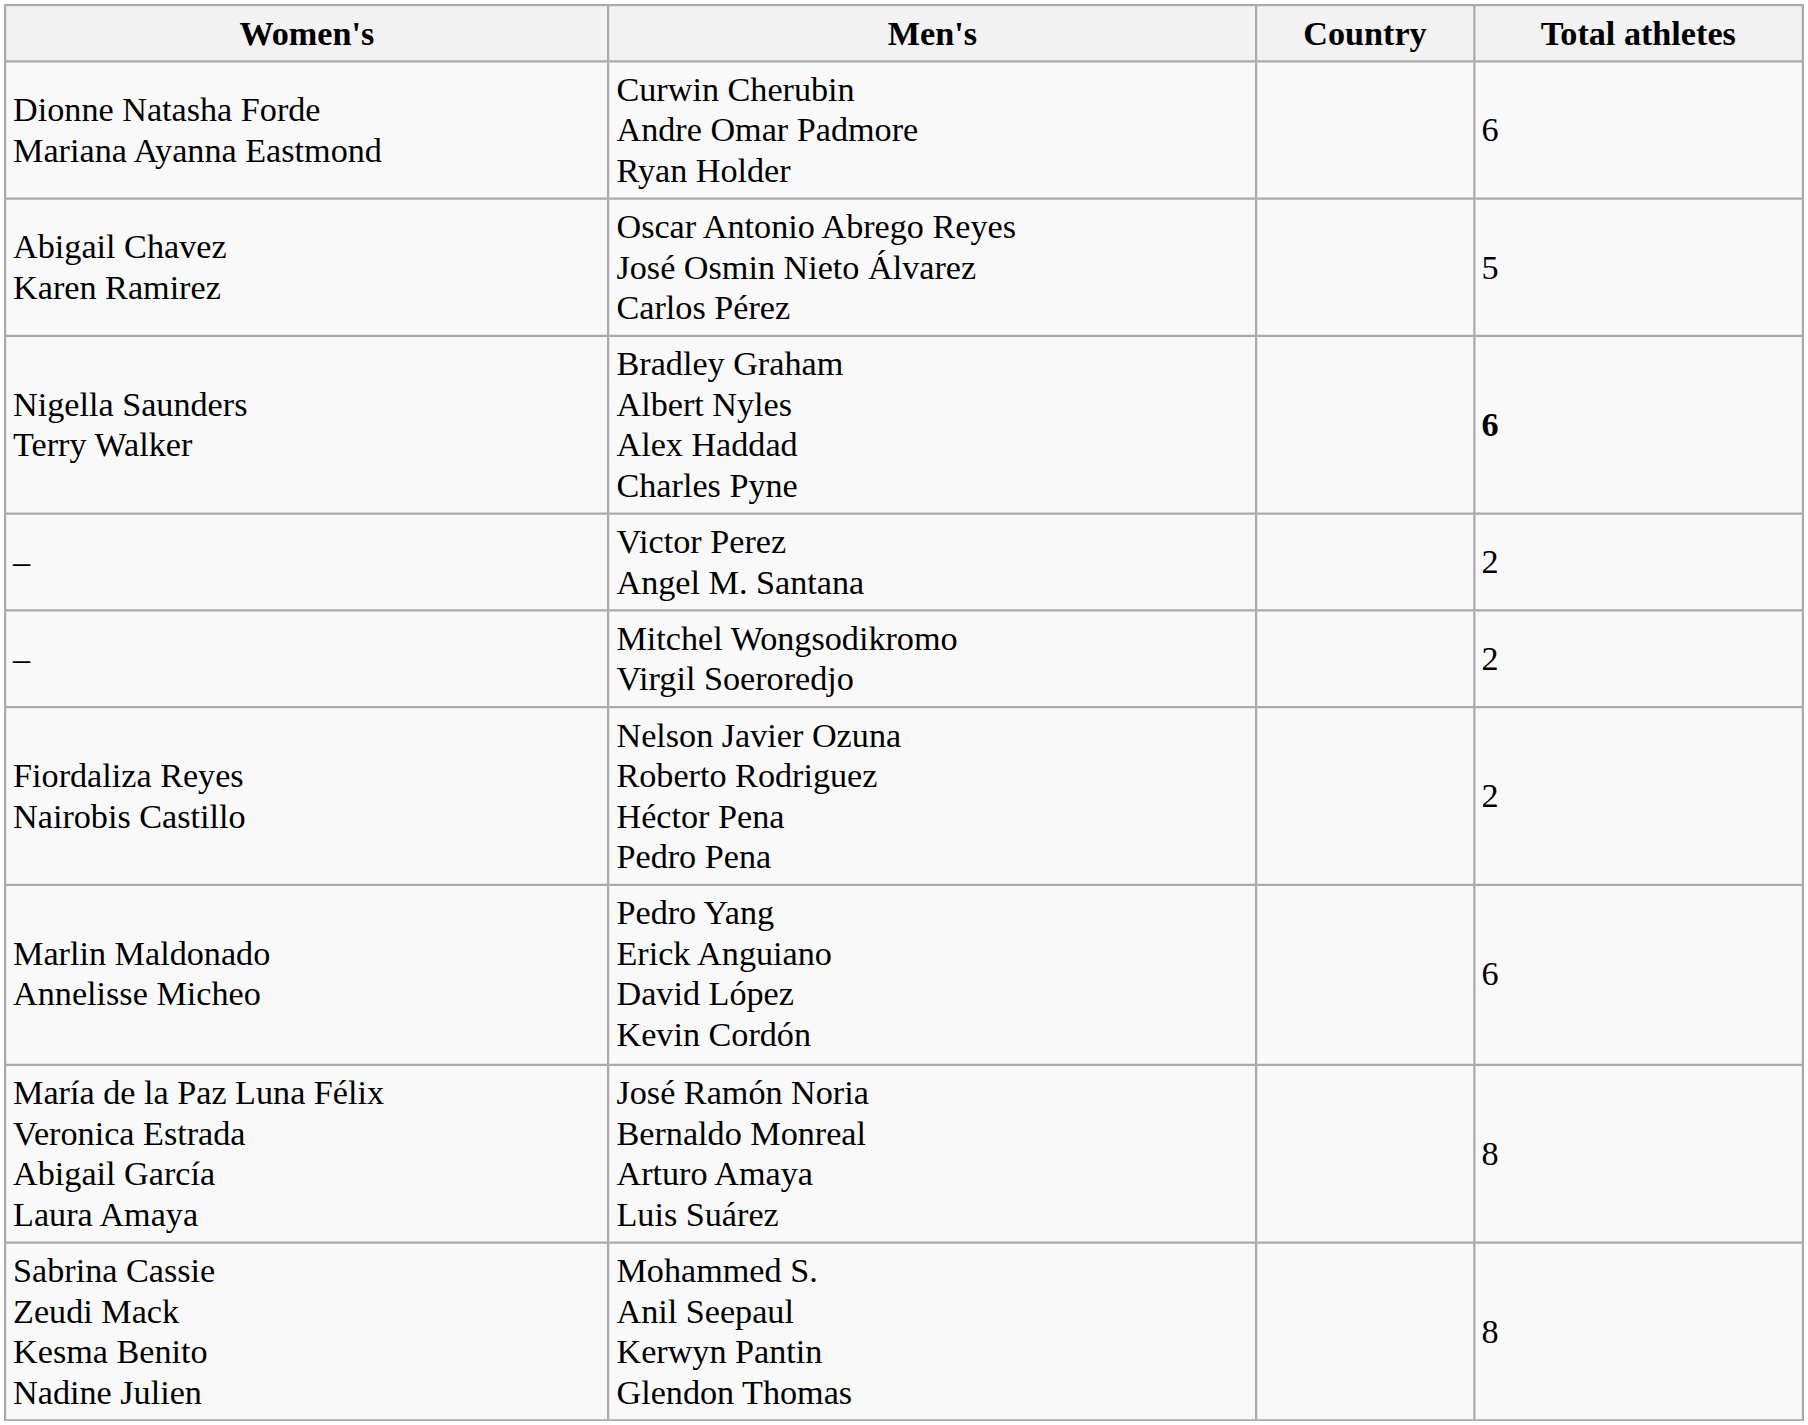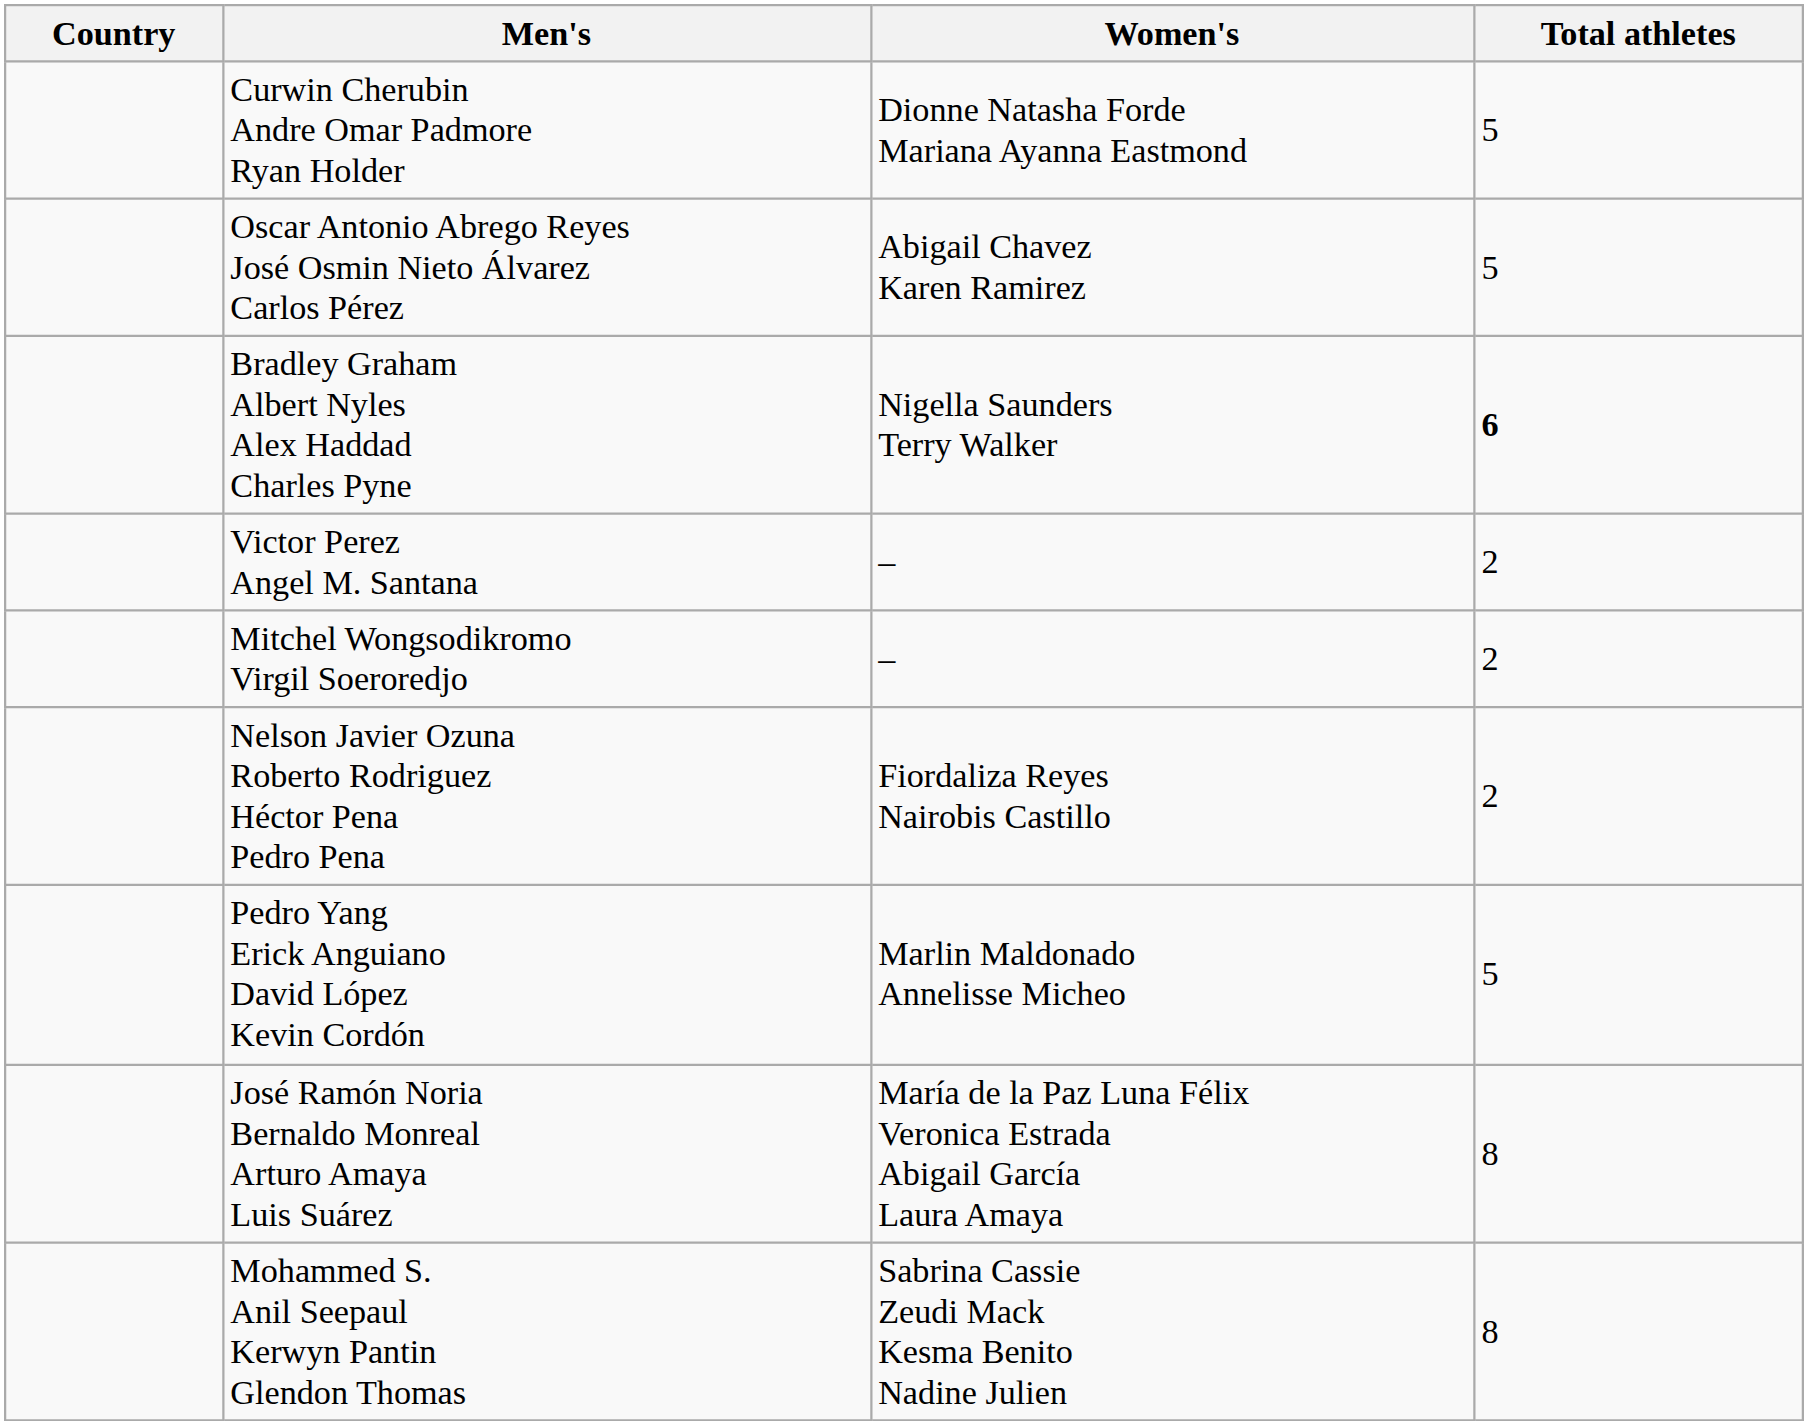columns swapped: (1365, 32) <-> (307, 32)
(1490, 129) 6 -> (1490, 129) 5
(1490, 974) 6 -> (1490, 974) 5
